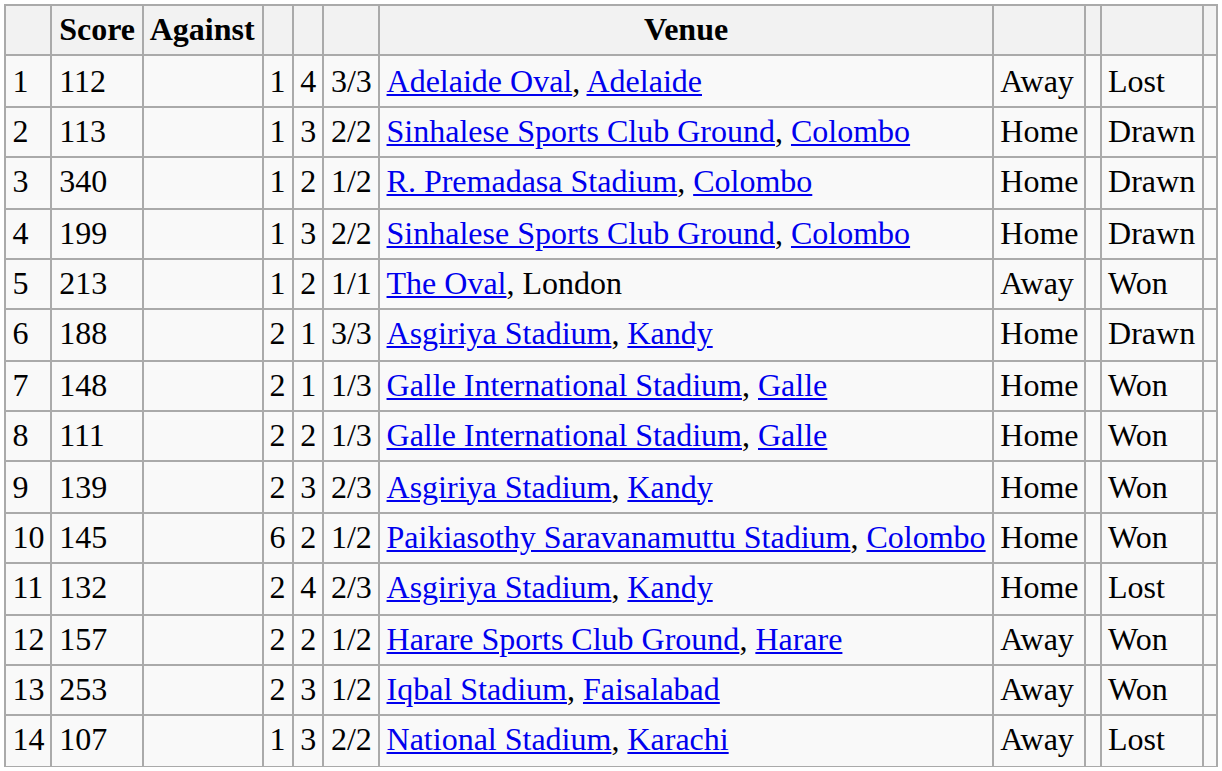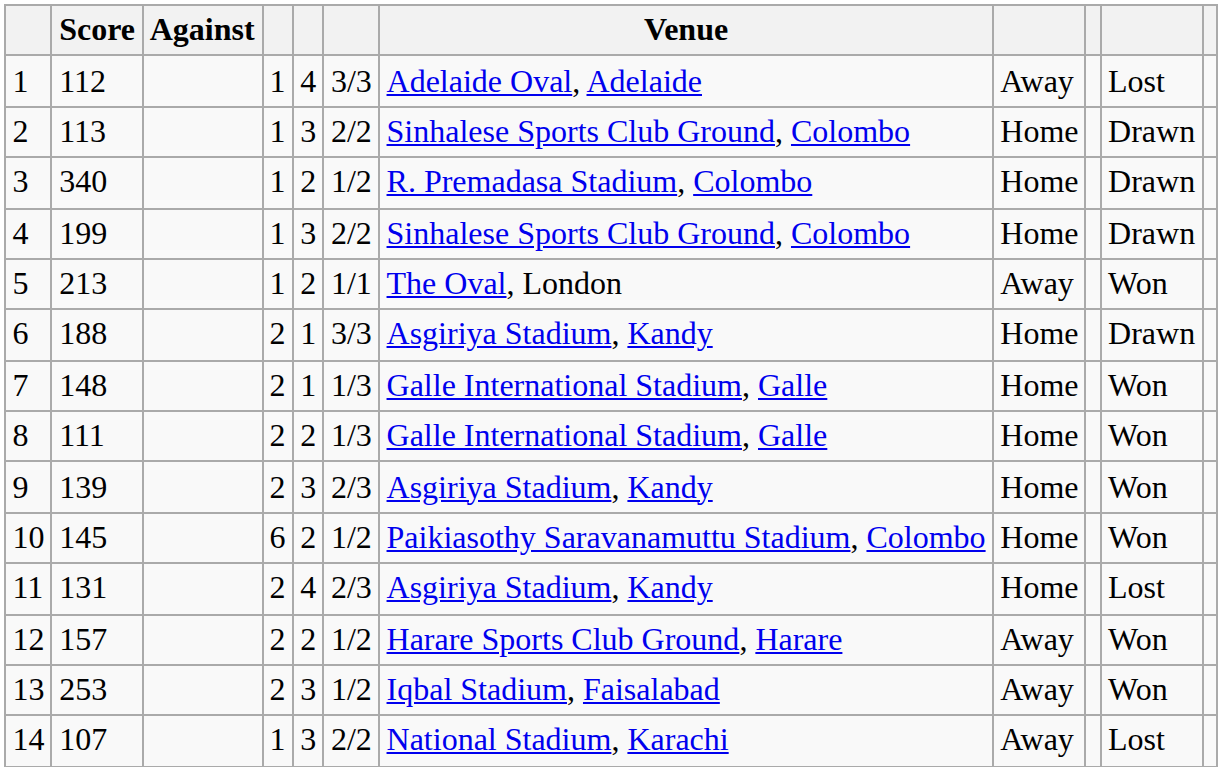(83, 588) 132 -> (83, 588) 131
